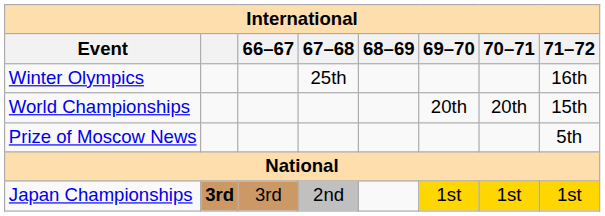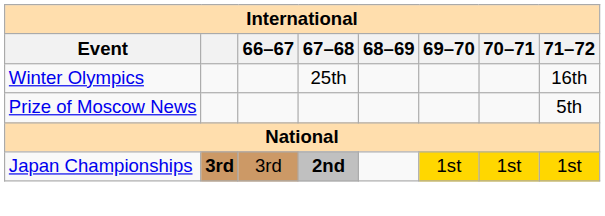- row: (99, 107)
(329, 195) normal -> (329, 166) bold
